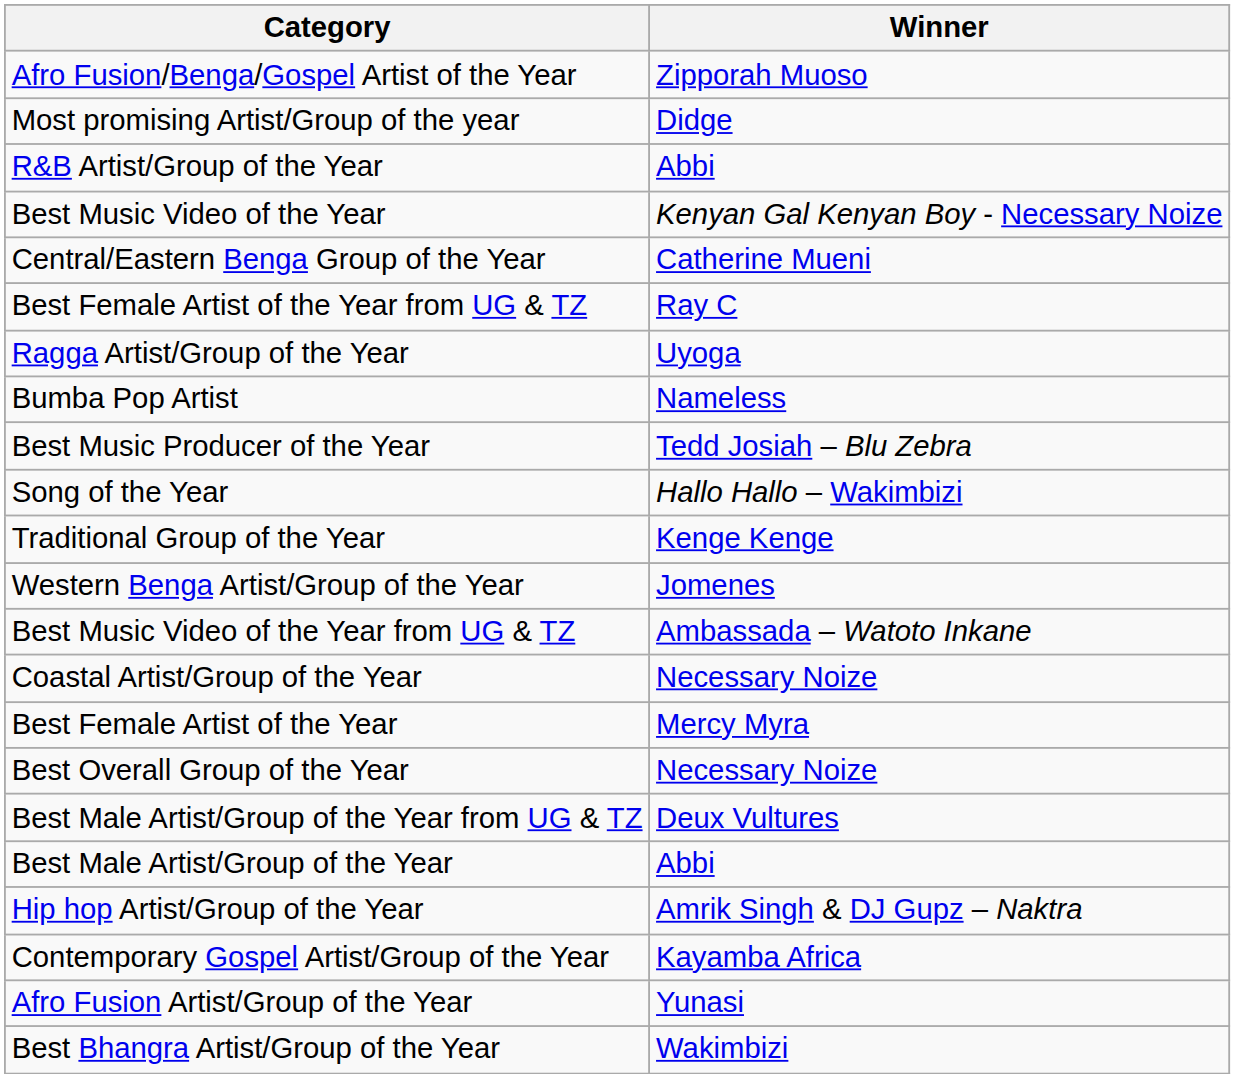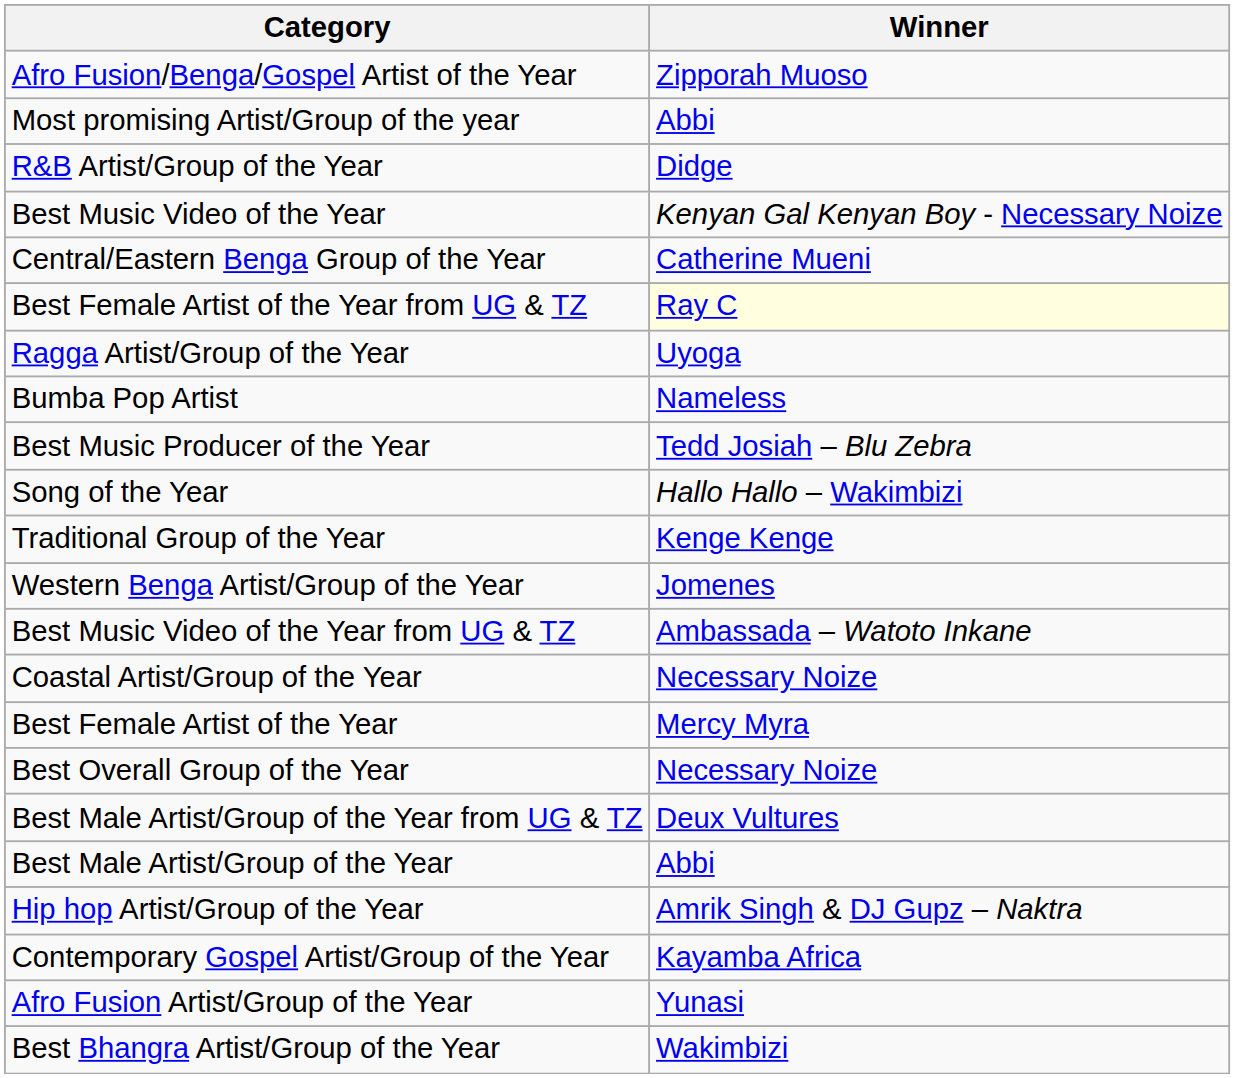(694, 120) Didge -> (685, 120) Abbi
(685, 167) Abbi -> (694, 167) Didge
(697, 306) no background -> (697, 306) lightyellow background
